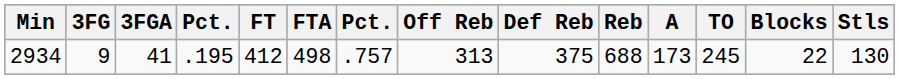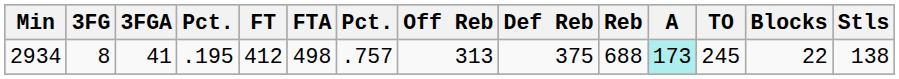(104, 57) 9 -> (104, 57) 8
(672, 57) no background -> (672, 57) paleturquoise background
(870, 57) 130 -> (870, 57) 138
